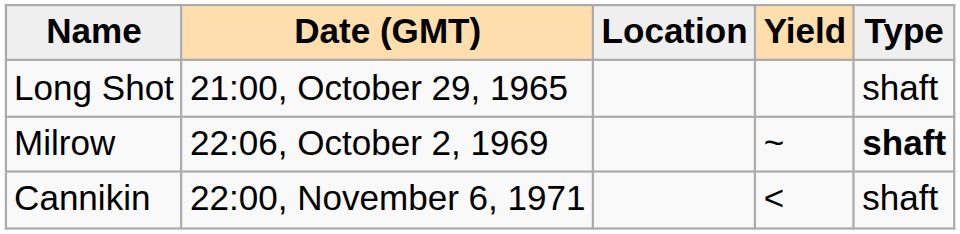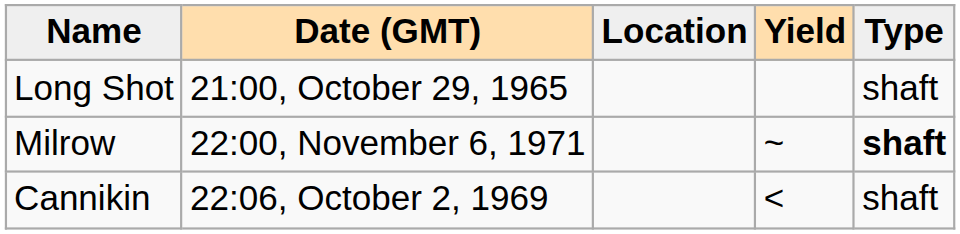(369, 143) 22:06, October 2, 1969 -> (388, 143) 22:00, November 6, 1971
(388, 198) 22:00, November 6, 1971 -> (369, 198) 22:06, October 2, 1969
